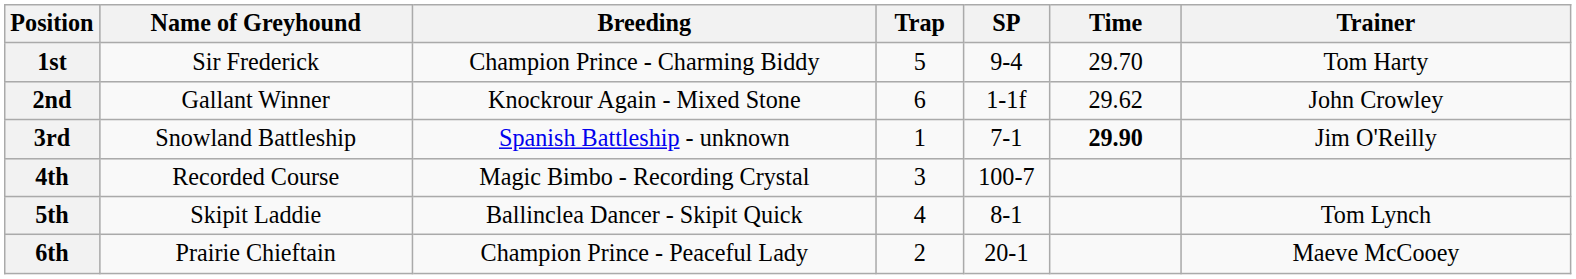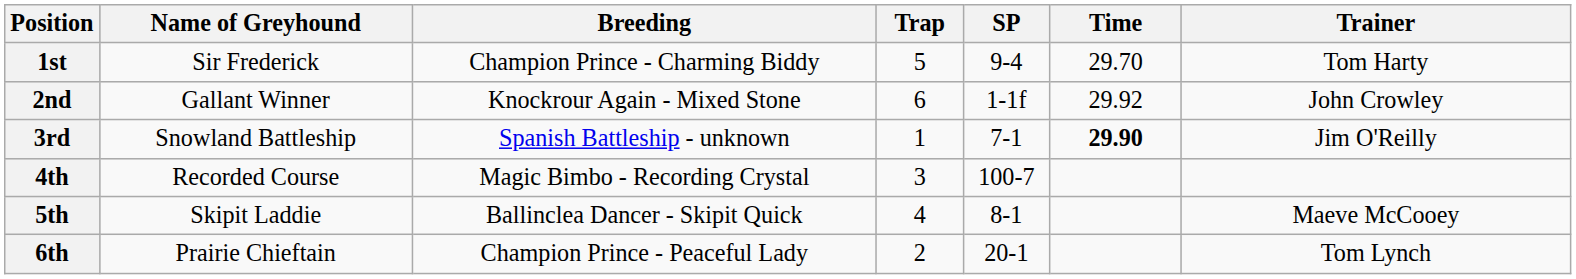(1116, 100) 29.62 -> (1116, 100) 29.92
(1376, 215) Tom Lynch -> (1376, 215) Maeve McCooey
(1376, 253) Maeve McCooey -> (1376, 253) Tom Lynch
